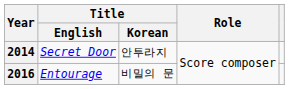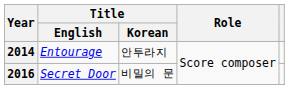(78, 52) Secret Door -> (71, 52) Entourage
(71, 74) Entourage -> (78, 74) Secret Door
